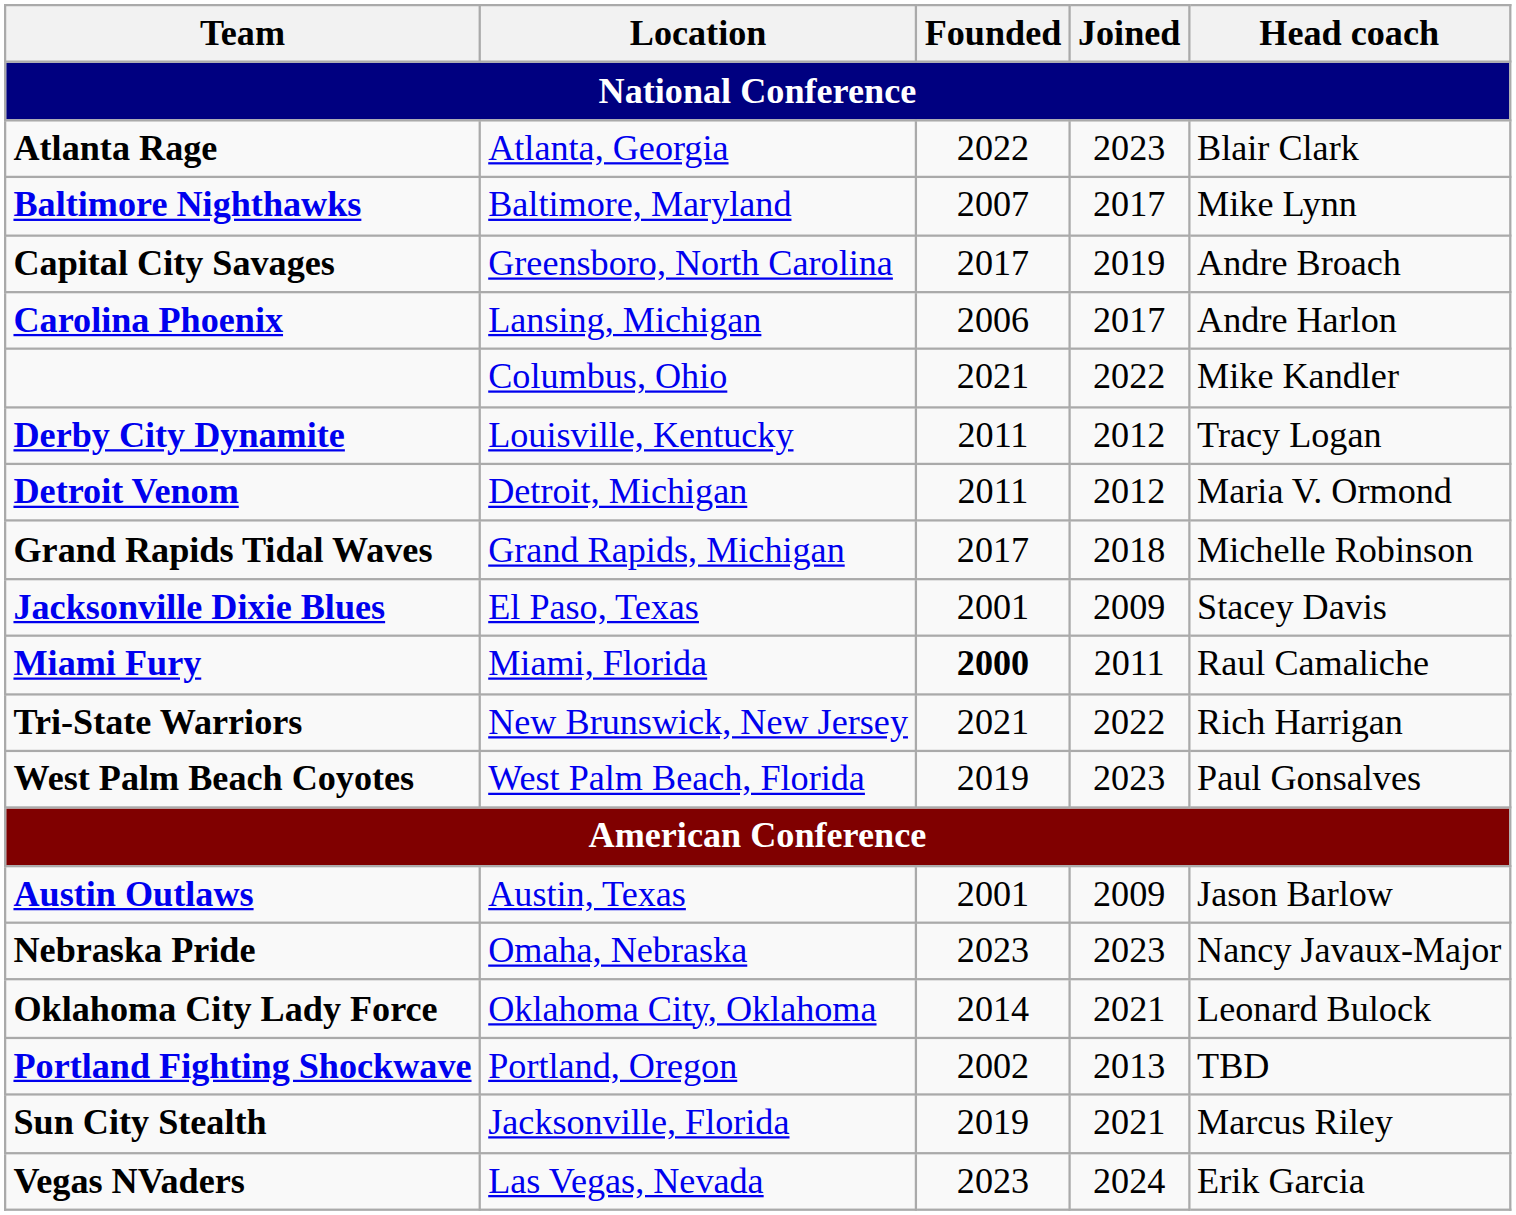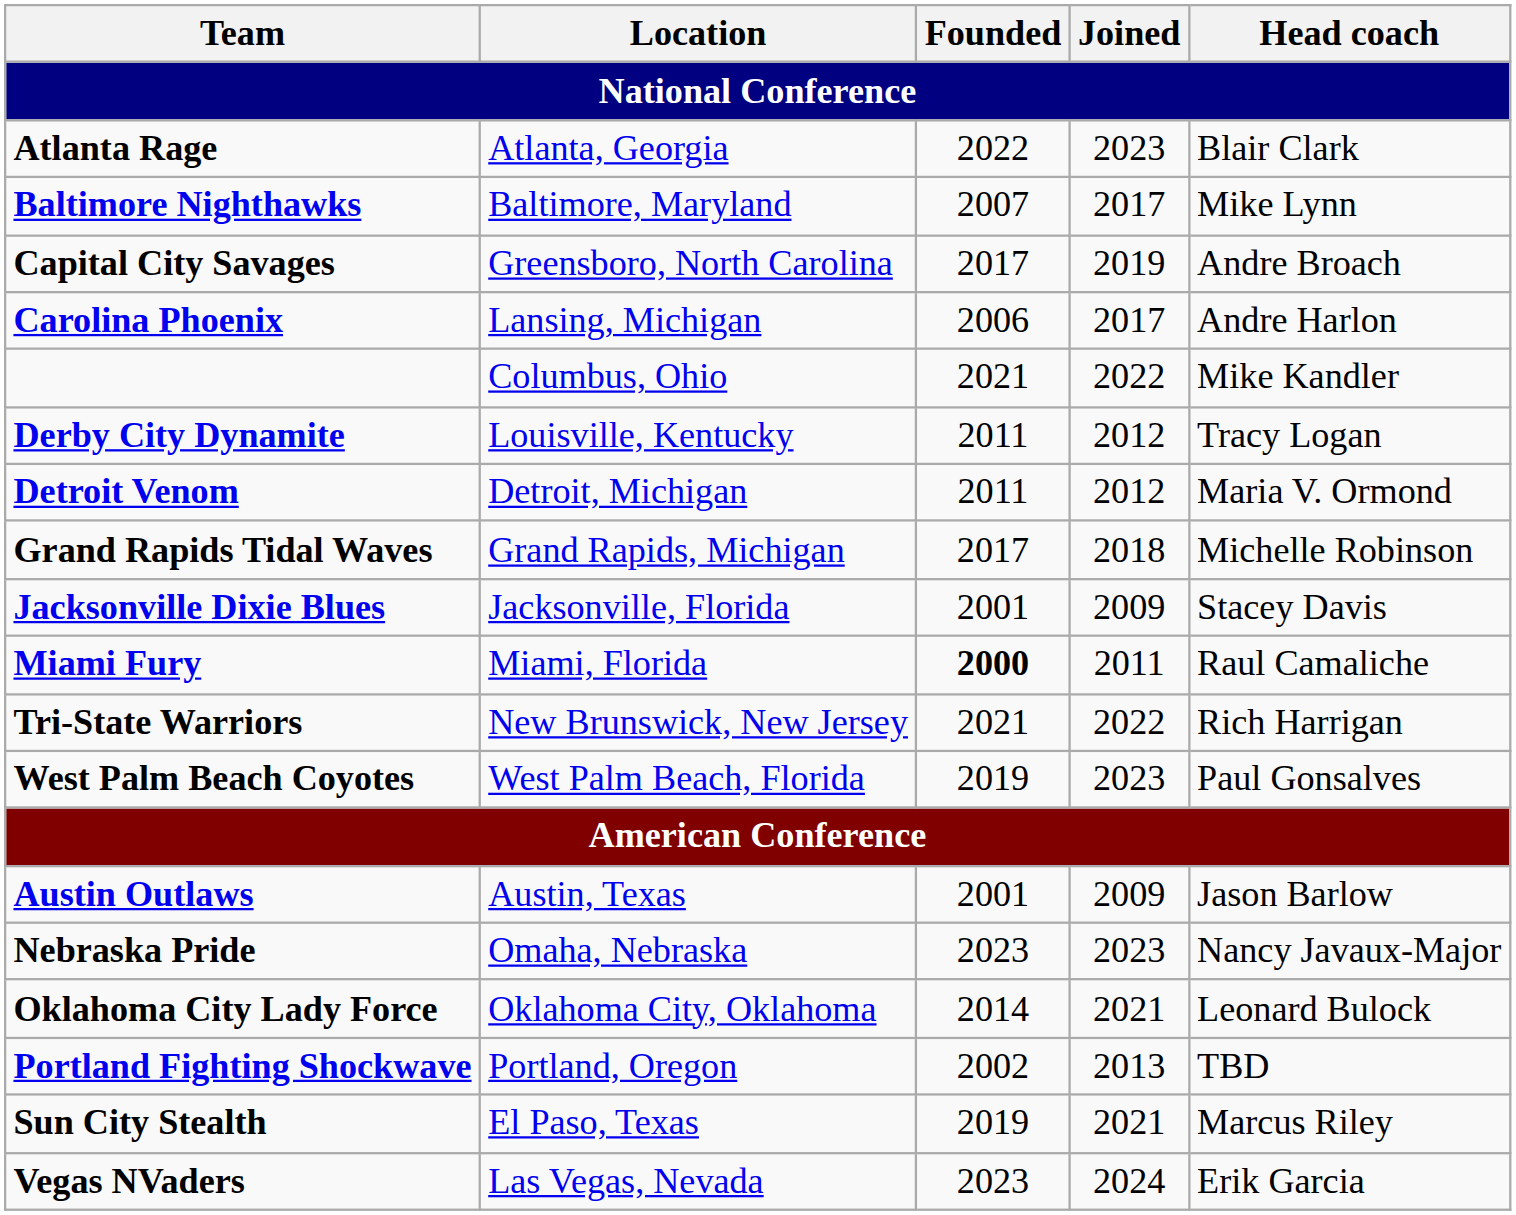(594, 606) El Paso, Texas -> (639, 606) Jacksonville, Florida
(639, 1122) Jacksonville, Florida -> (594, 1122) El Paso, Texas
